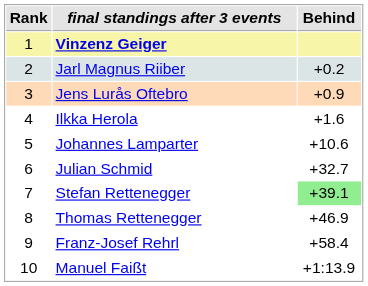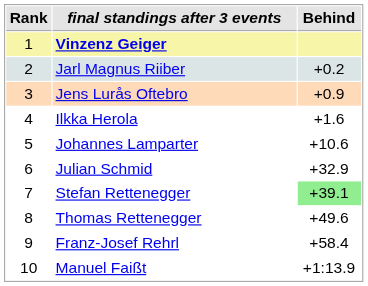(329, 168) +32.7 -> (329, 168) +32.9
(329, 218) +46.9 -> (329, 218) +49.6
